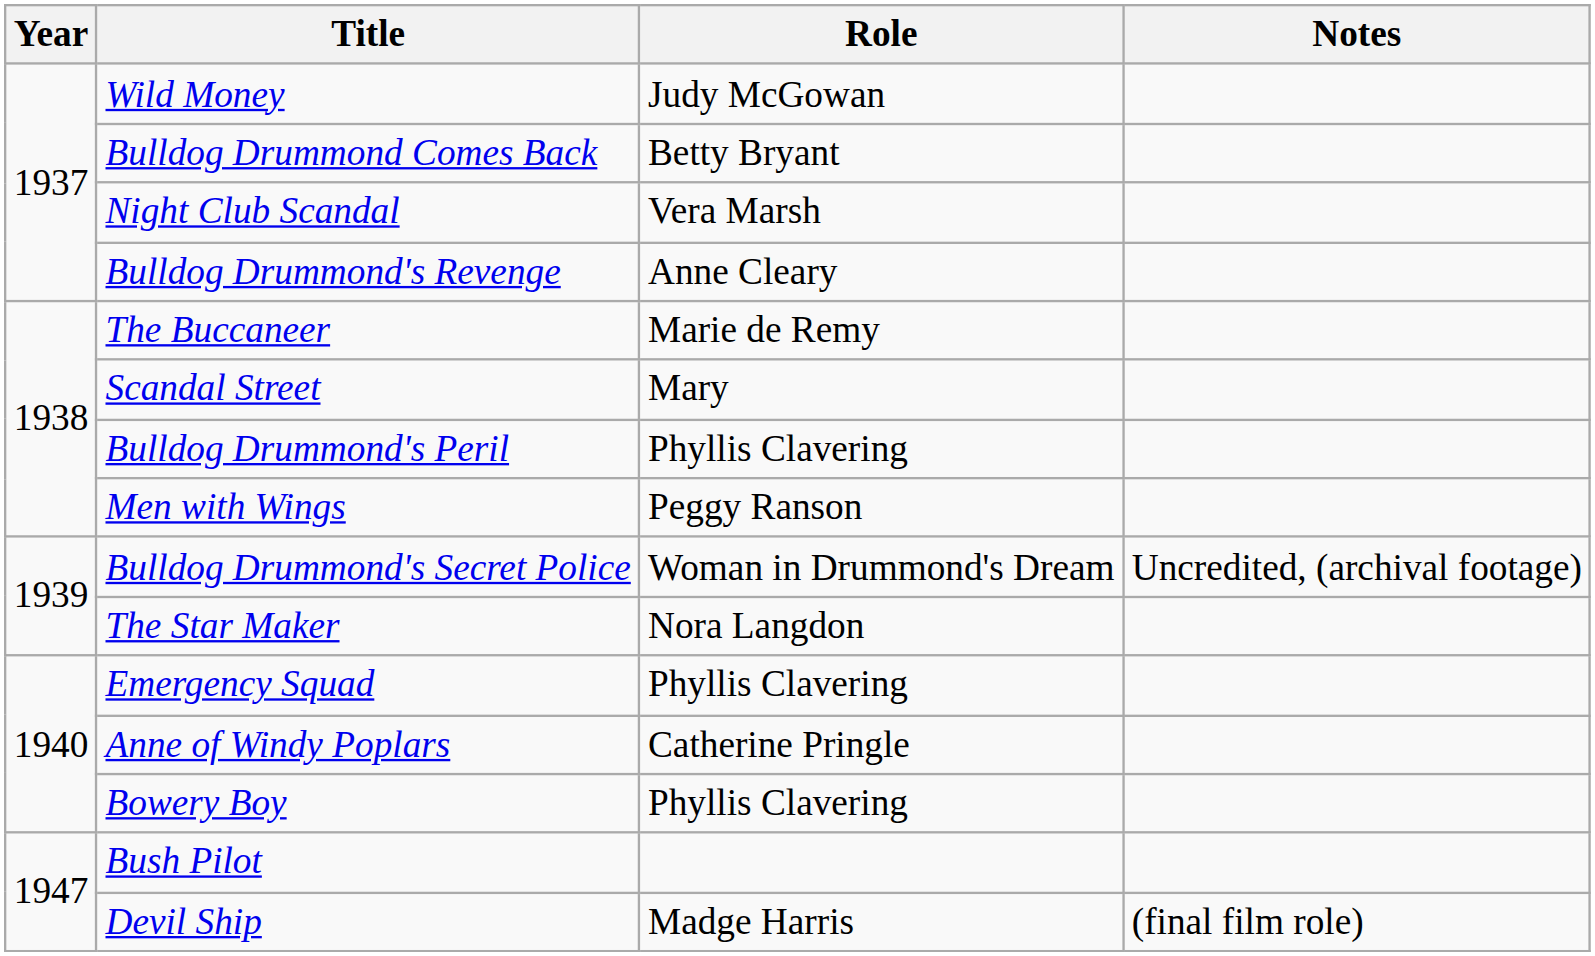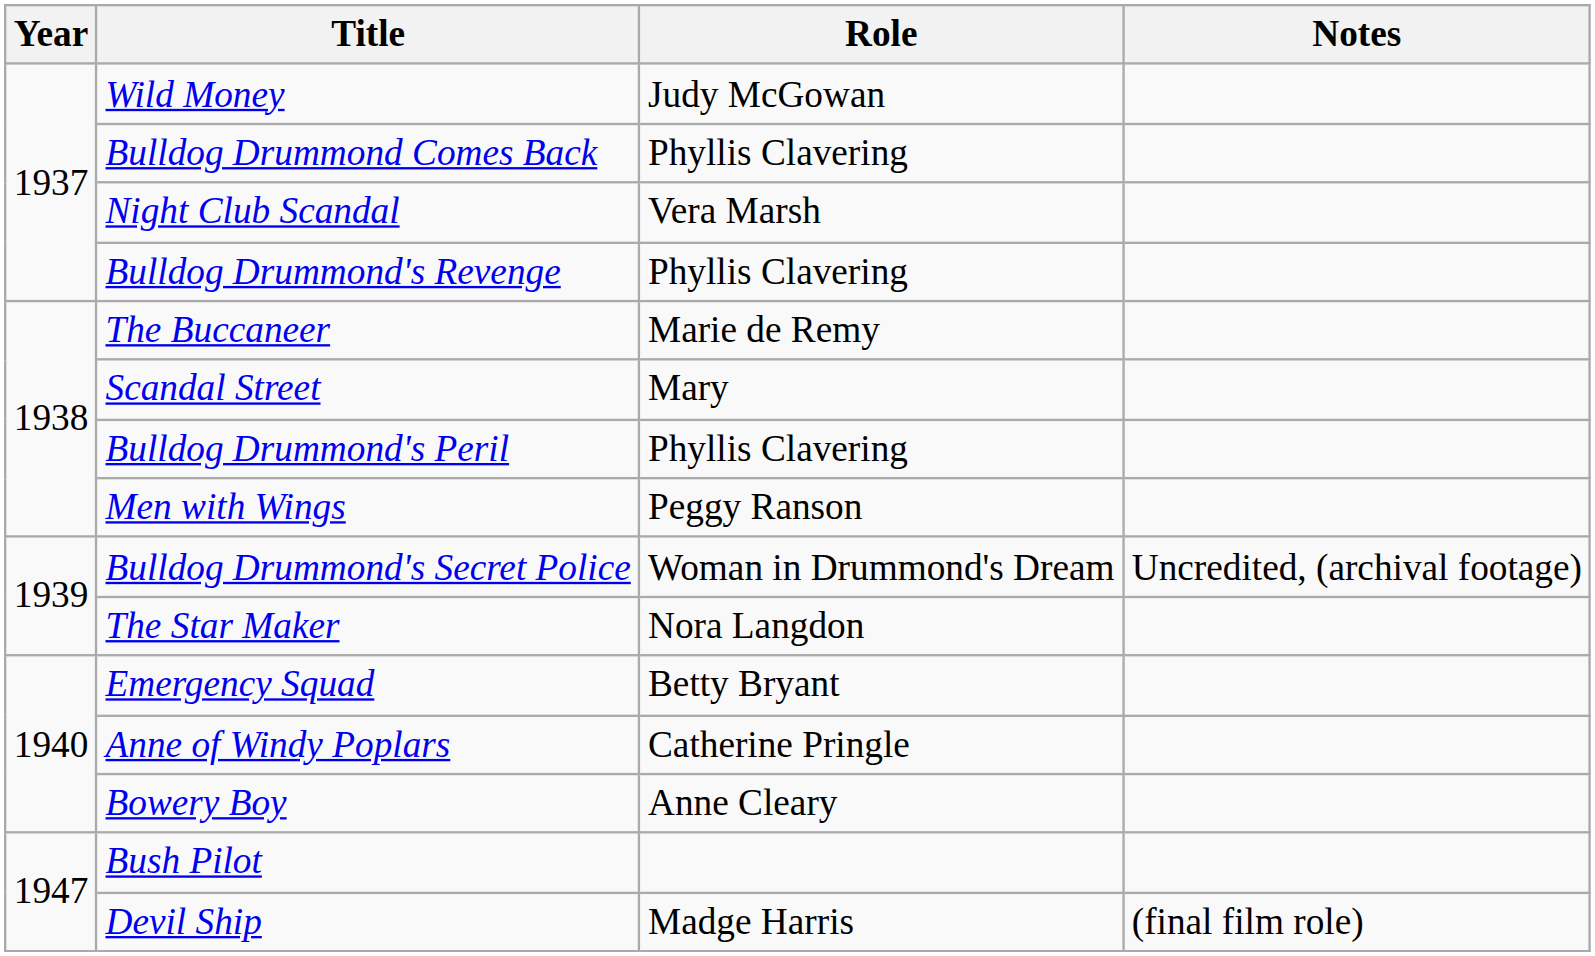(744, 152) Betty Bryant -> (778, 152) Phyllis Clavering
(743, 270) Anne Cleary -> (778, 270) Phyllis Clavering
(778, 684) Phyllis Clavering -> (744, 684) Betty Bryant
(778, 802) Phyllis Clavering -> (743, 802) Anne Cleary
